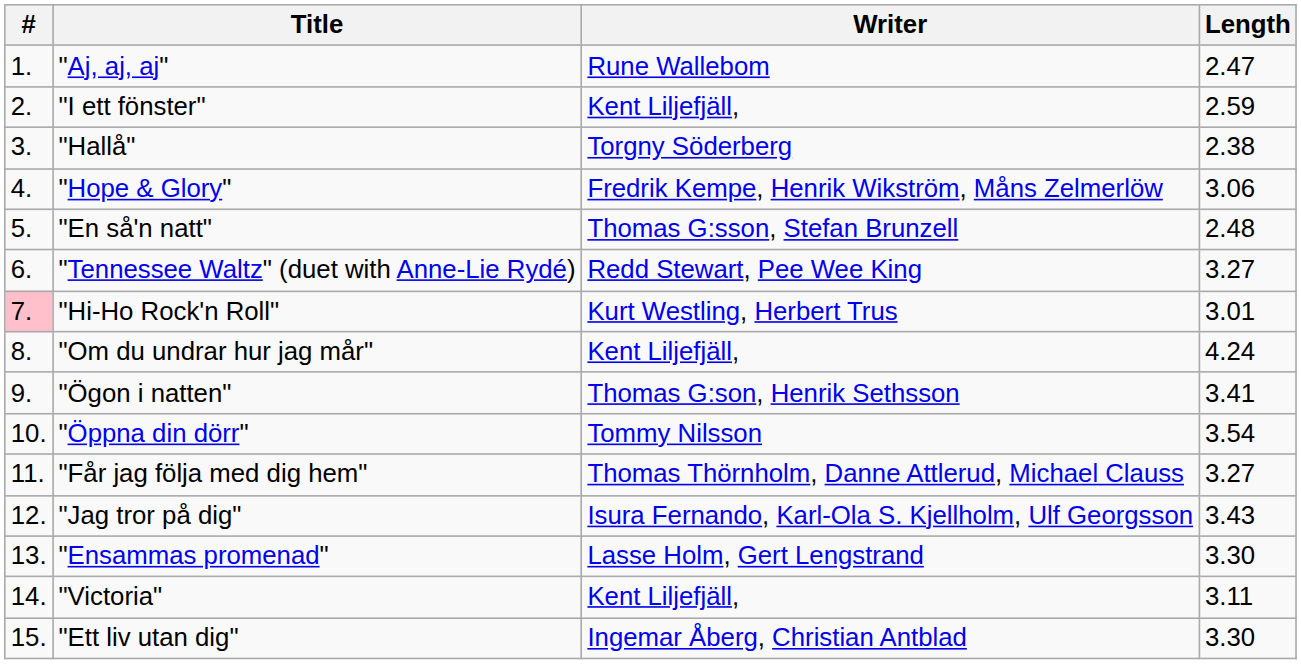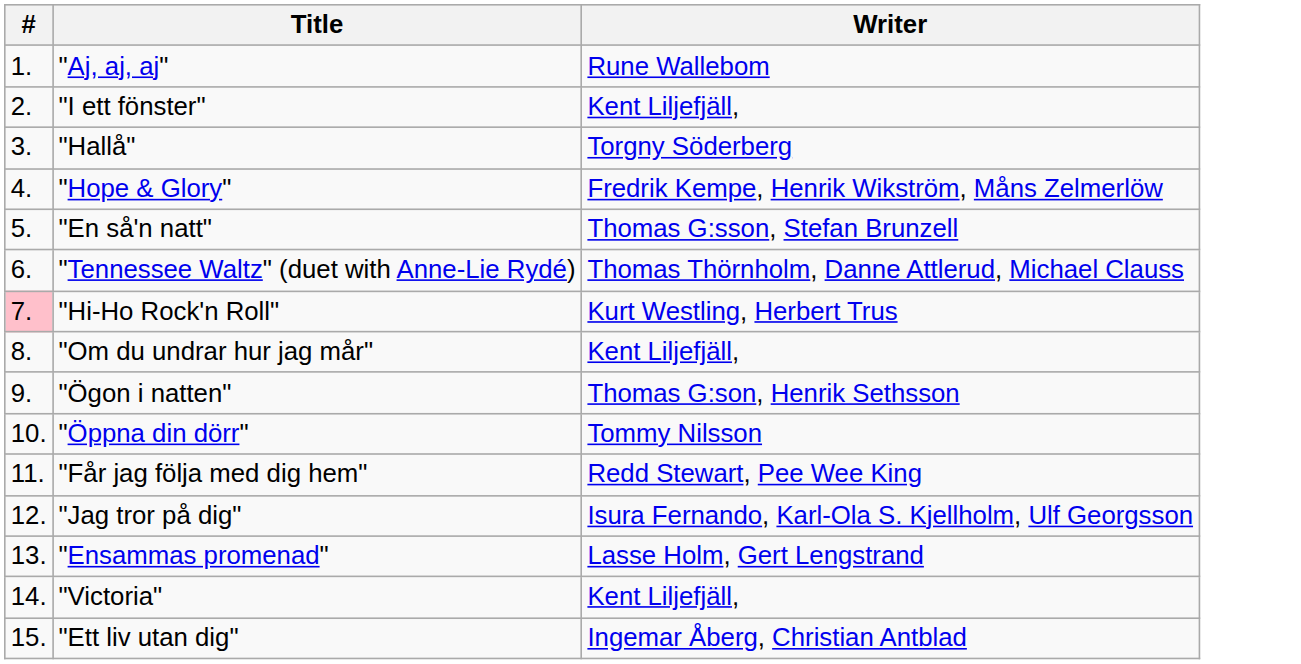- column: (1248, 24)
(755, 270) Redd Stewart, Pee Wee King -> (886, 270) Thomas Thörnholm, Danne Attlerud, Michael Clauss
(886, 474) Thomas Thörnholm, Danne Attlerud, Michael Clauss -> (755, 474) Redd Stewart, Pee Wee King
